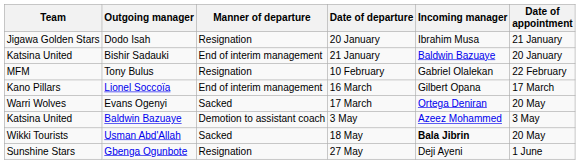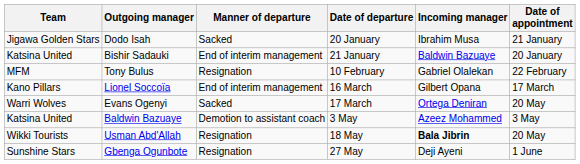(225, 39) Resignation -> (215, 39) Sacked
(215, 135) Sacked -> (225, 135) Resignation
